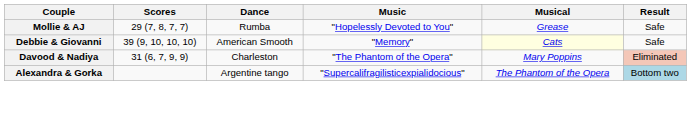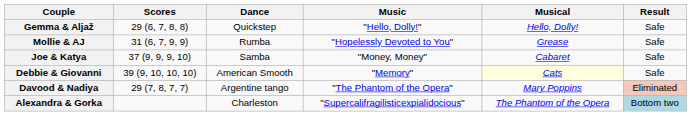+ row: (59, 27)
(160, 27) 29 (7, 8, 7, 7) -> (160, 42) 31 (6, 7, 9, 9)
+ row: (59, 57)
(160, 57) 31 (6, 7, 9, 9) -> (160, 88) 29 (7, 8, 7, 7)
(255, 57) Charleston -> (255, 88) Argentine tango
(255, 73) Argentine tango -> (255, 103) Charleston
